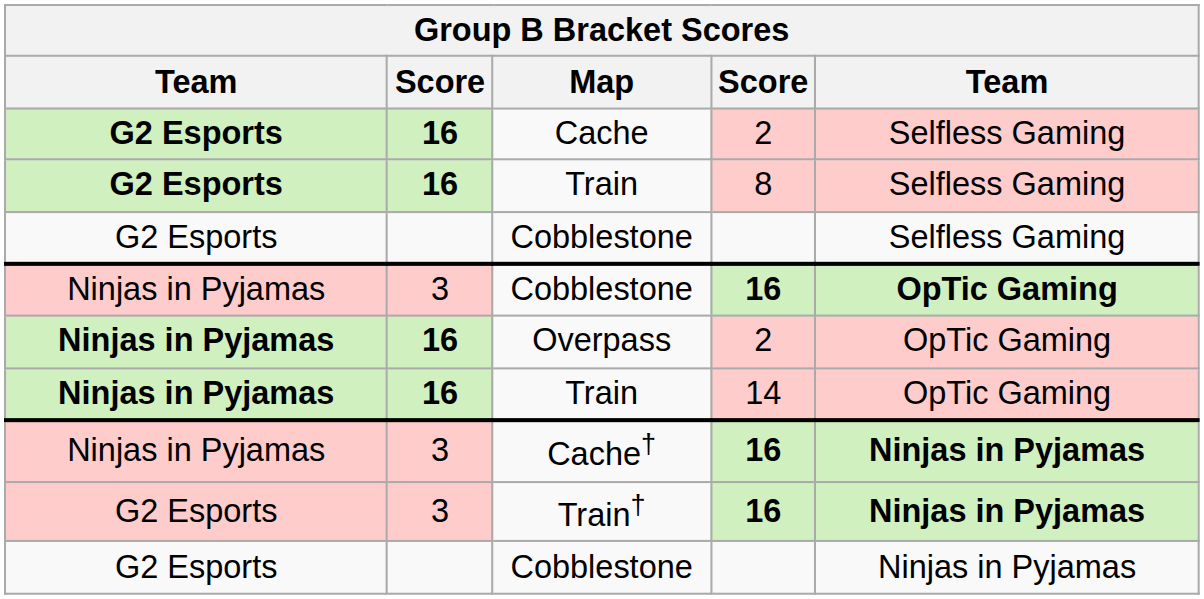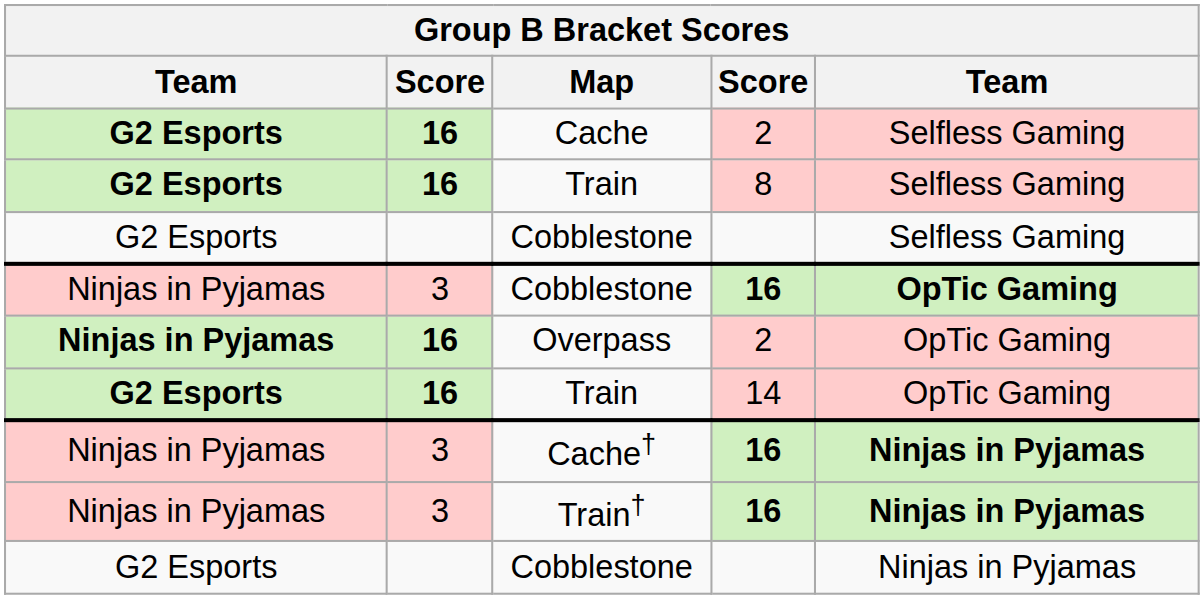(196, 392) Ninjas in Pyjamas -> (196, 392) G2 Esports
(196, 511) G2 Esports -> (196, 511) Ninjas in Pyjamas
